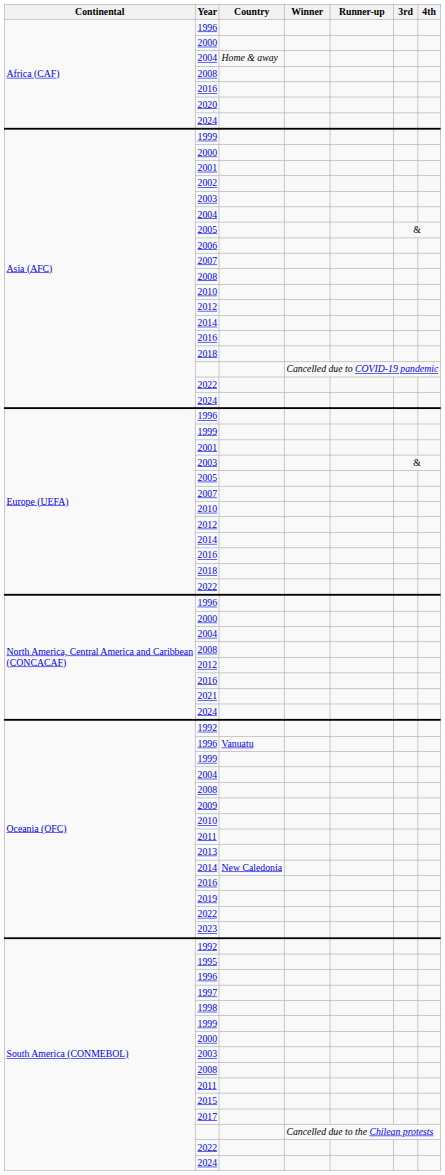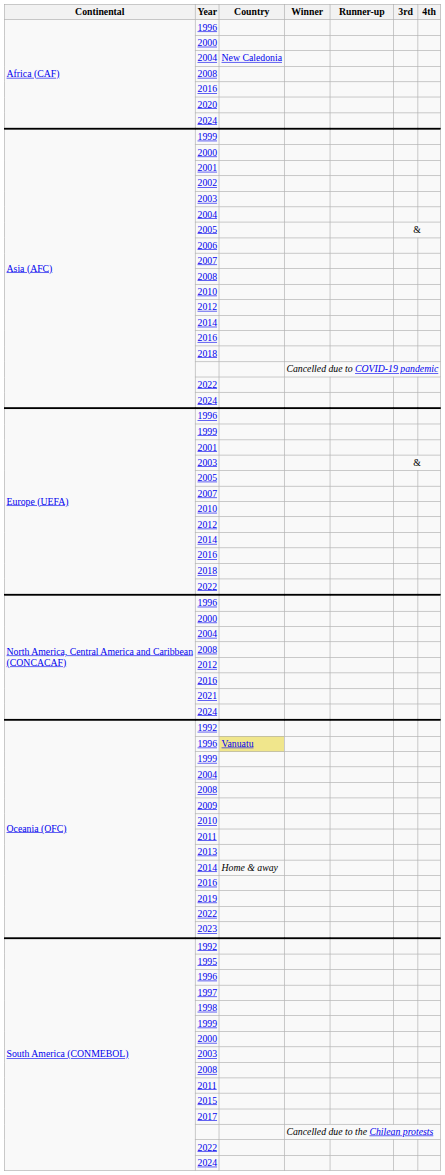(250, 58) Home & away -> (252, 58) New Caledonia
(238, 744) no background -> (238, 744) khaki background
(252, 867) New Caledonia -> (250, 867) Home & away
